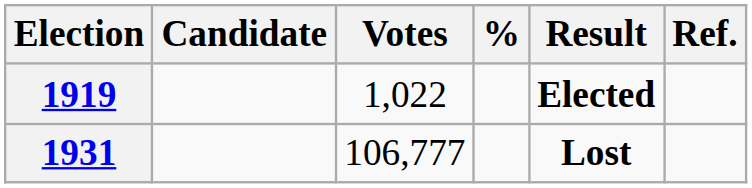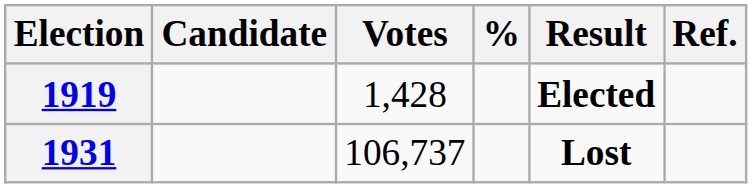(405, 93) 1,022 -> (405, 93) 1,428
(405, 152) 106,777 -> (405, 152) 106,737
